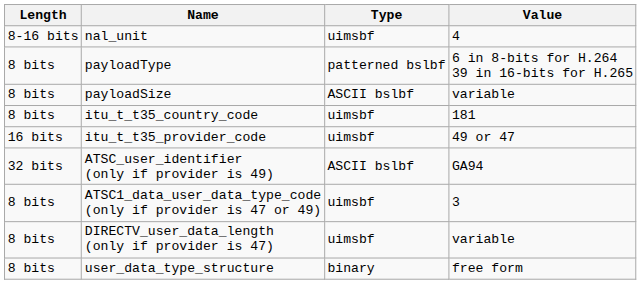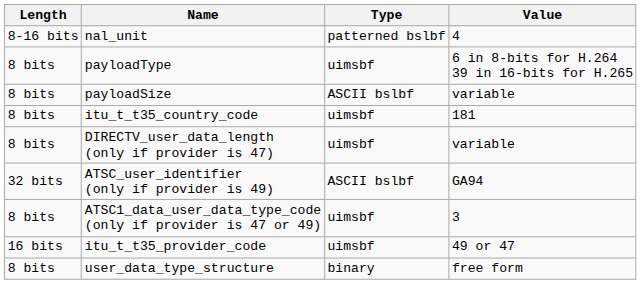(351, 37) uimsbf -> (387, 37) patterned bslbf
(387, 66) patterned bslbf -> (351, 66) uimsbf
rows swapped: (175, 137) <-> (179, 239)
